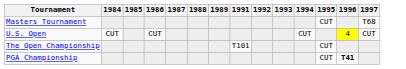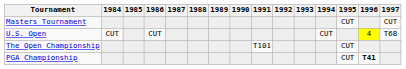+ column: (241, 11)
(369, 23) T68 -> (390, 23) CUT
(369, 35) CUT -> (390, 35) T68
